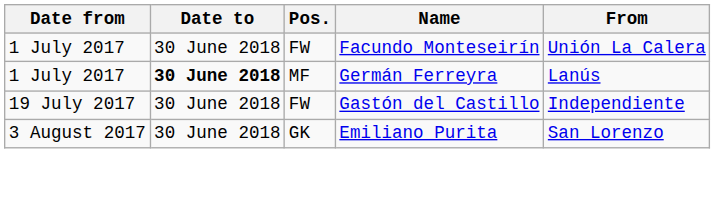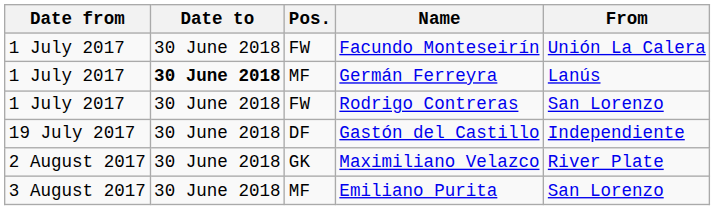+ row: (429, 105)
(299, 105) FW -> (299, 133) DF
+ row: (439, 162)
(299, 133) GK -> (299, 191) MF
